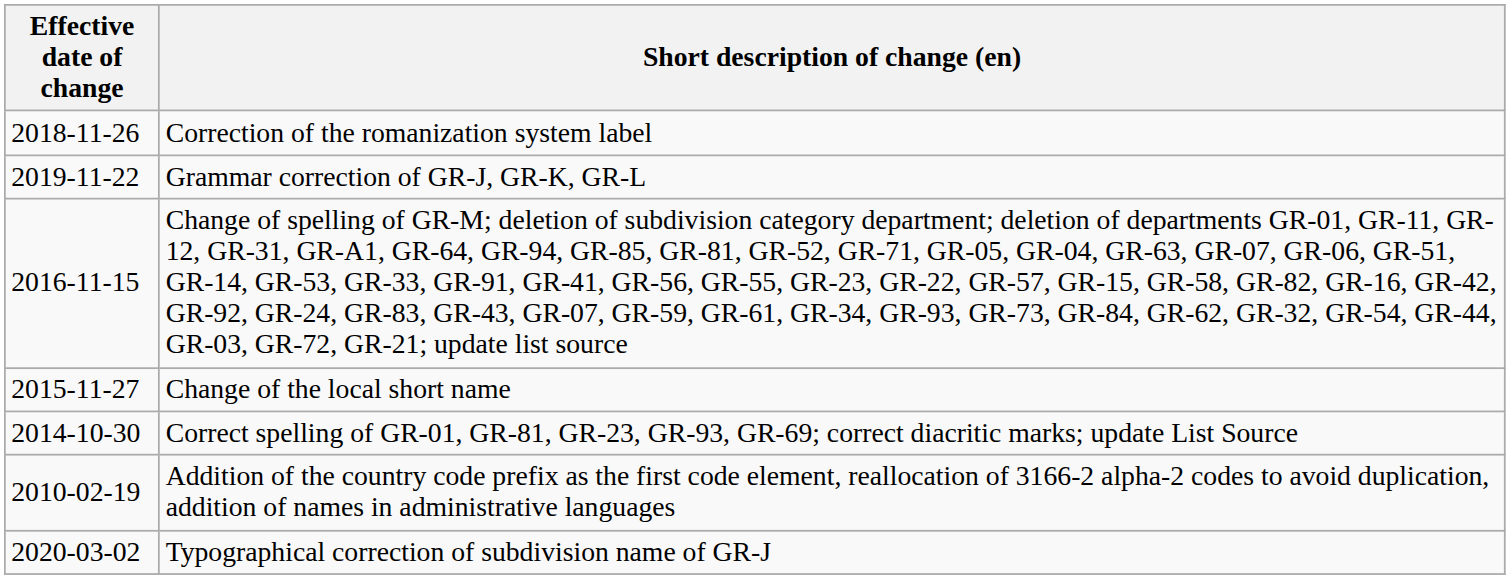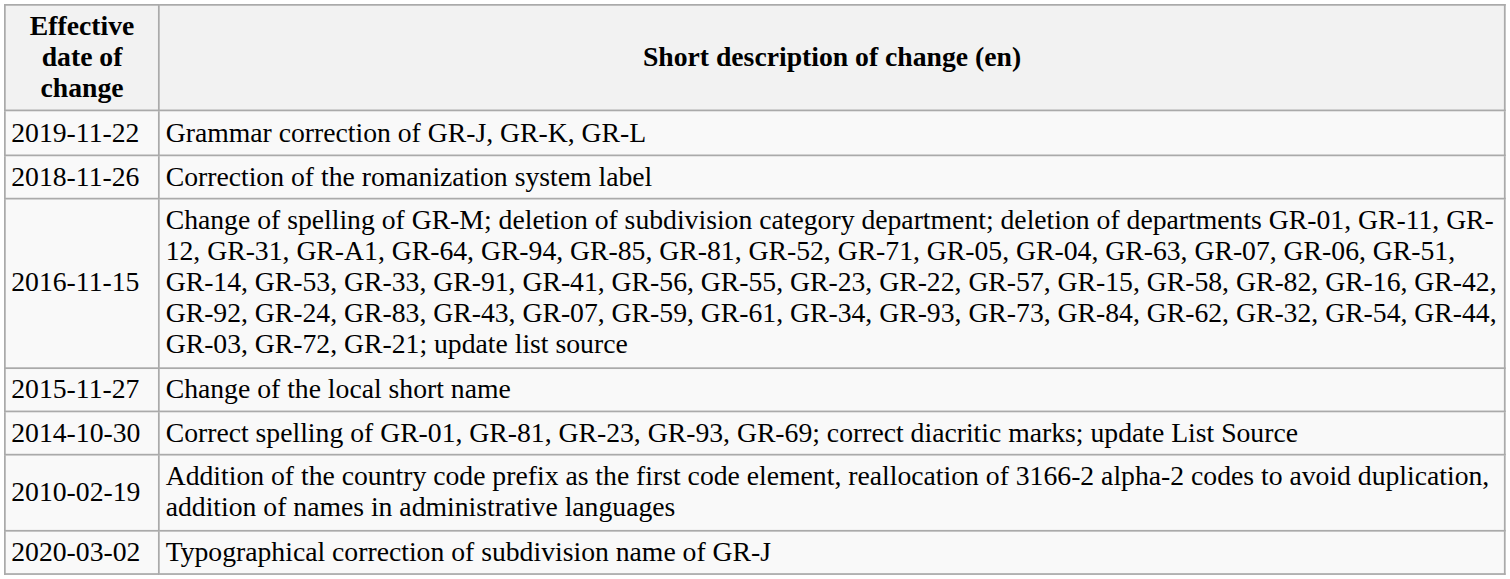rows swapped: (406, 176) <-> (409, 132)
